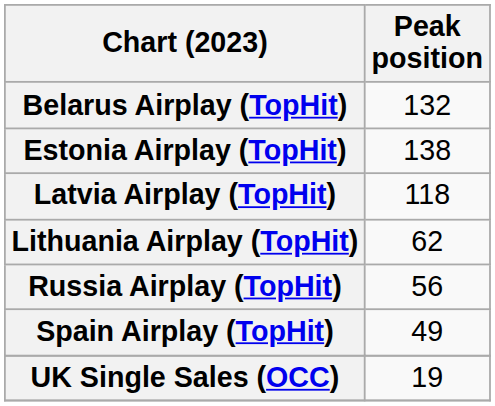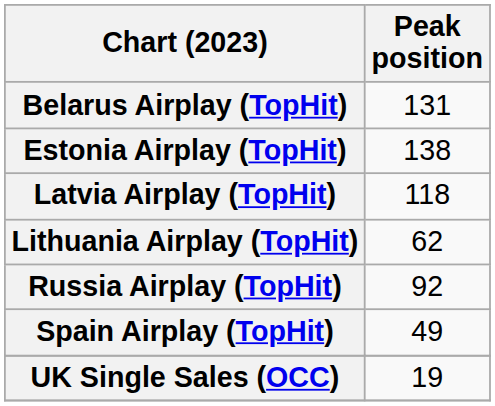(427, 104) 132 -> (427, 104) 131
(427, 286) 56 -> (427, 286) 92
